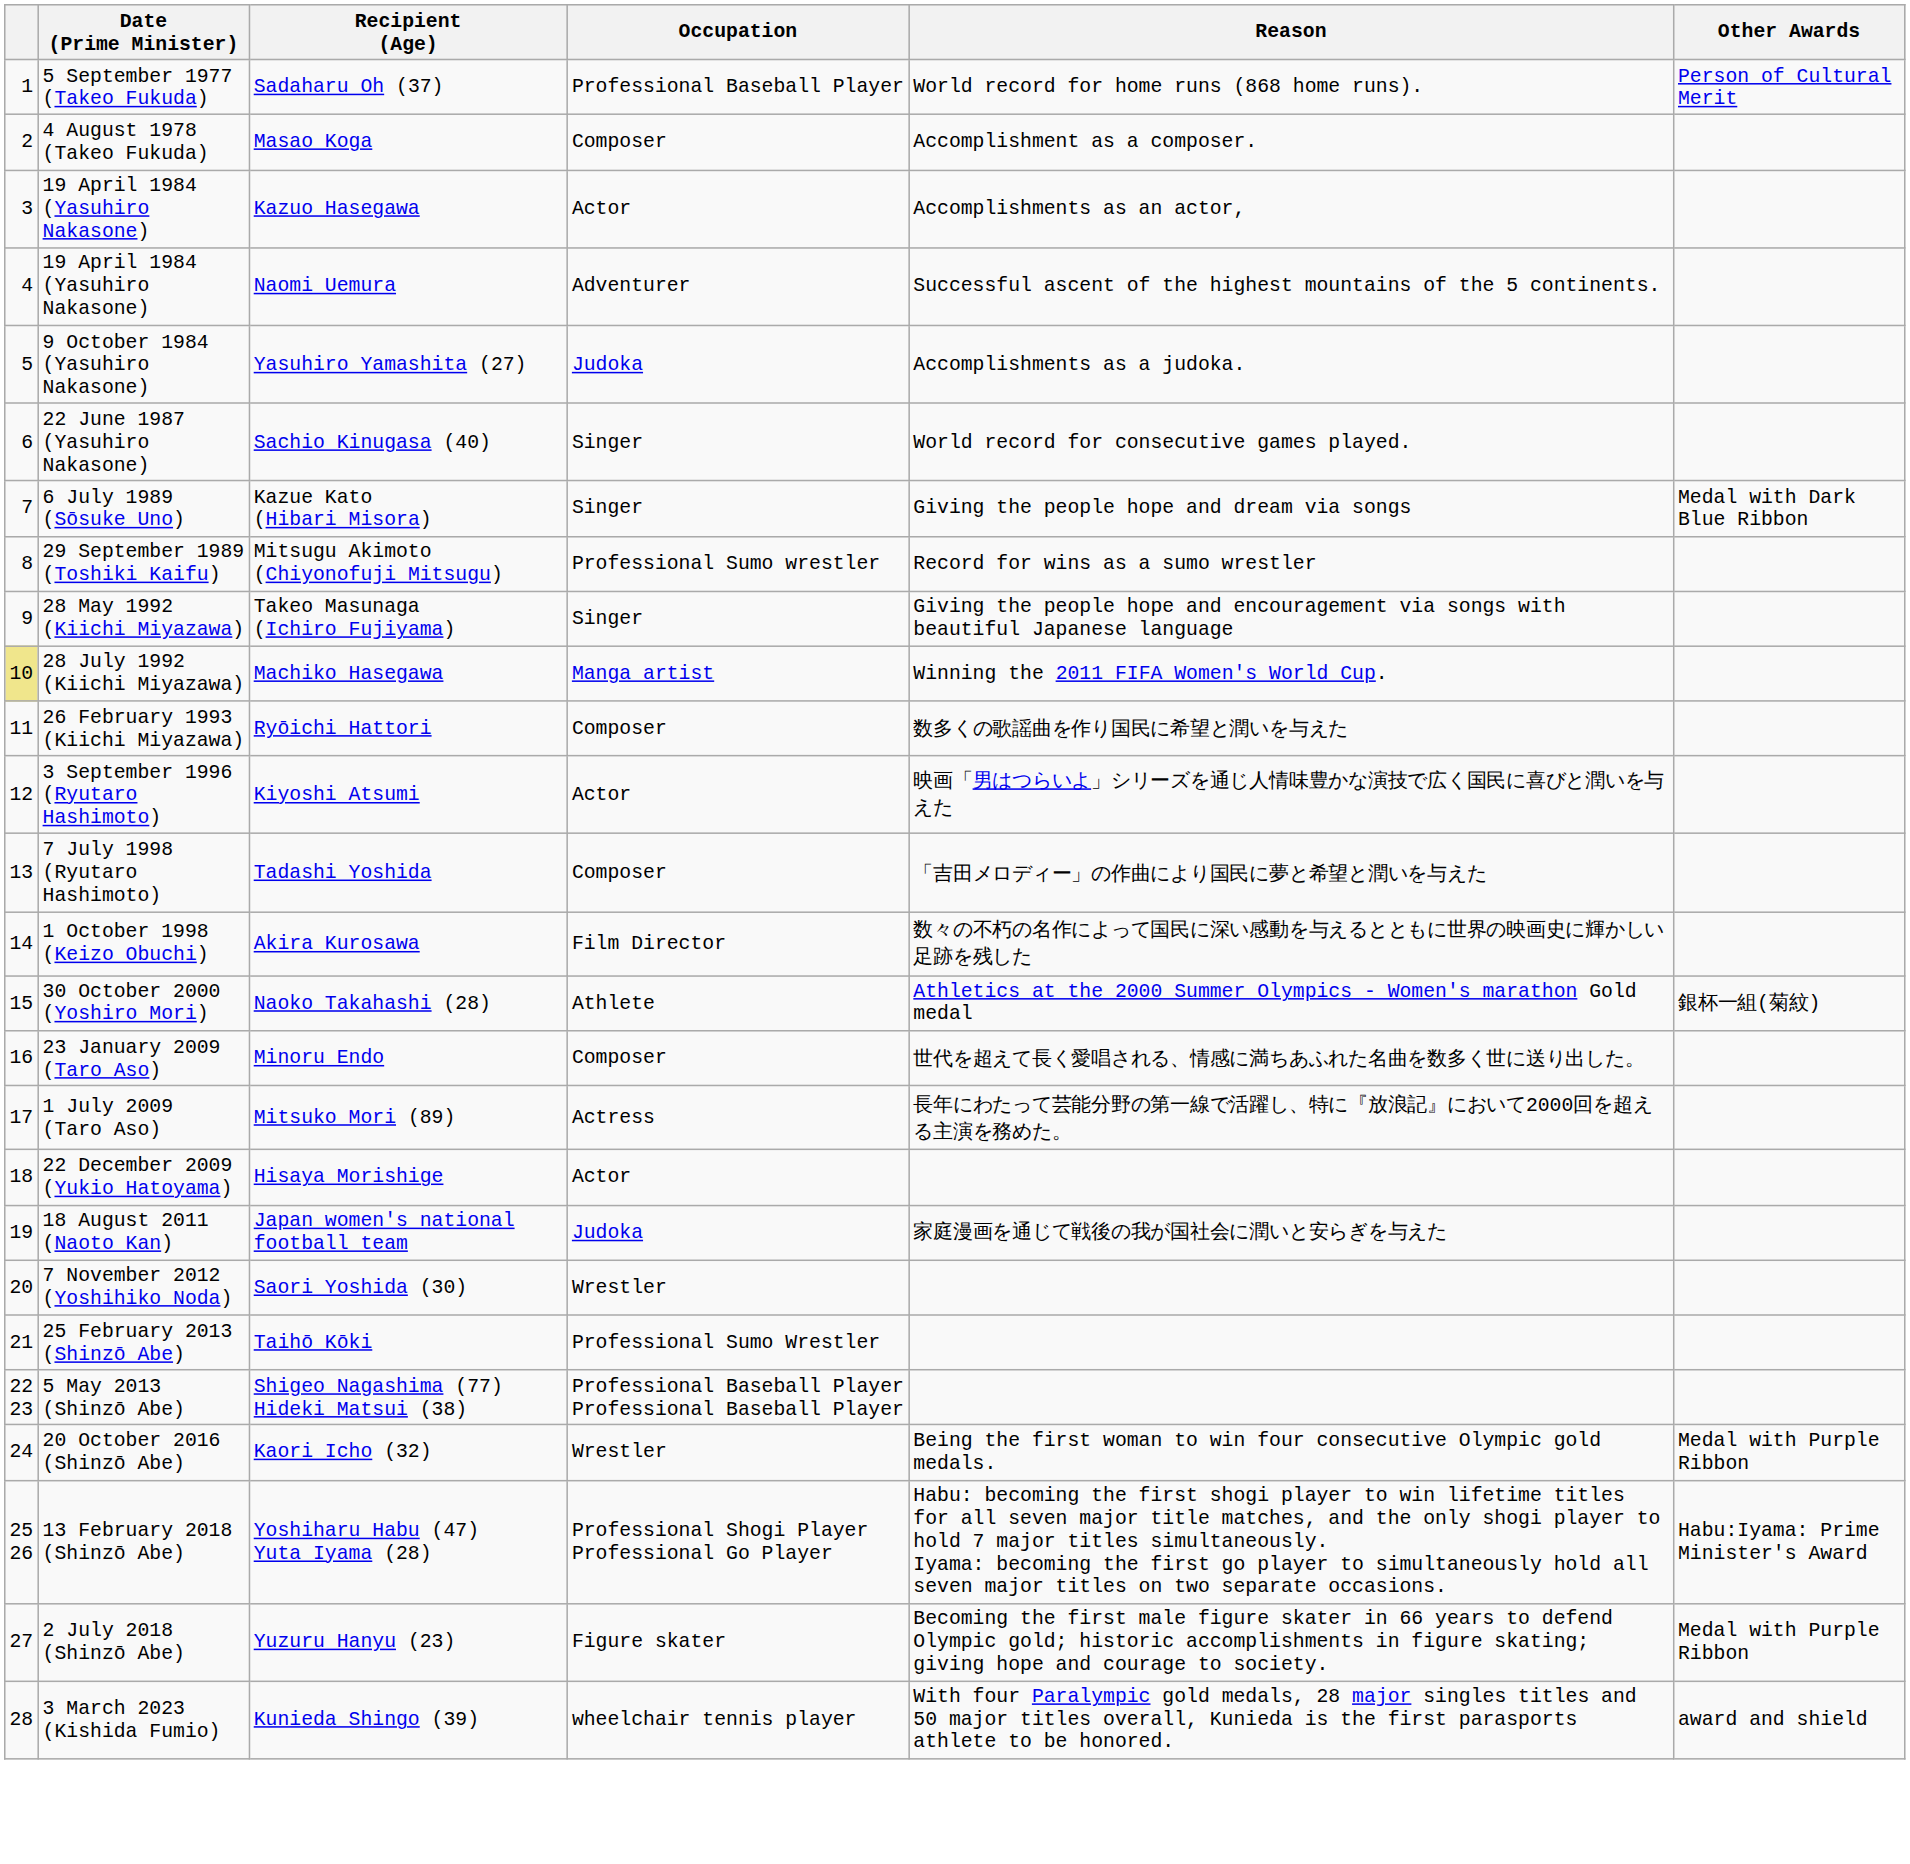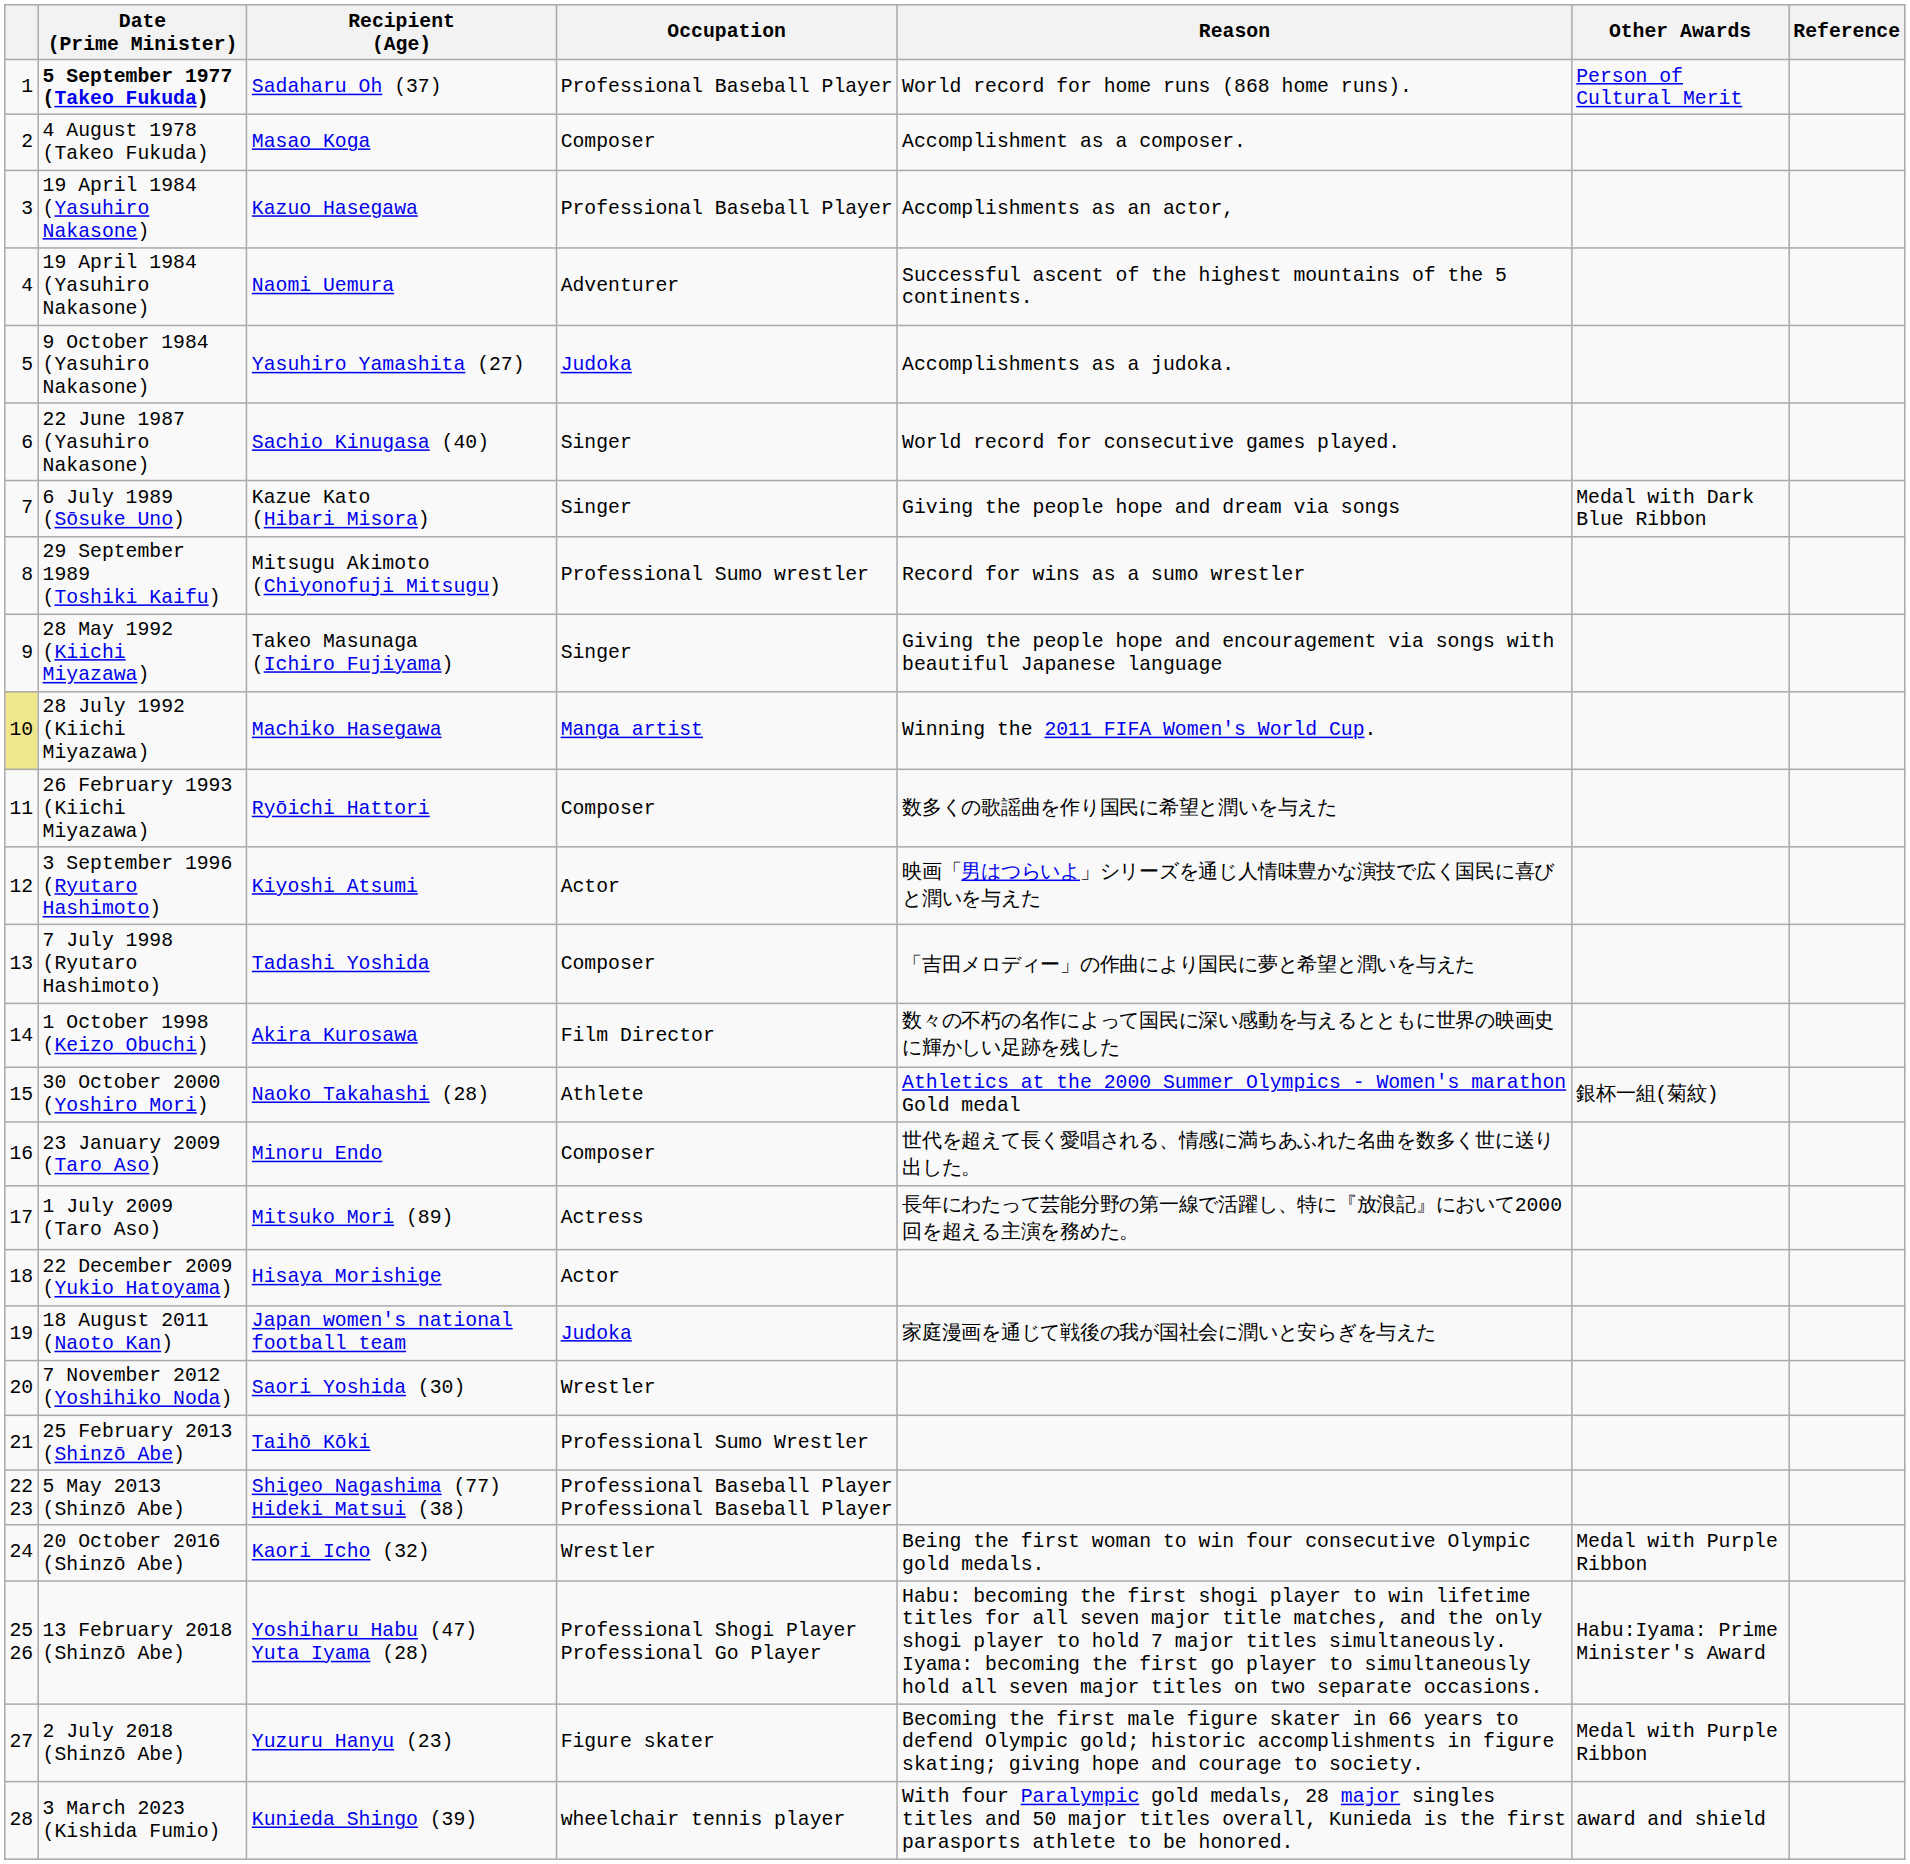+ column: (1847, 32)
(137, 87) normal -> (137, 87) bold
(602, 209) Actor -> (727, 209) Professional Baseball Player
